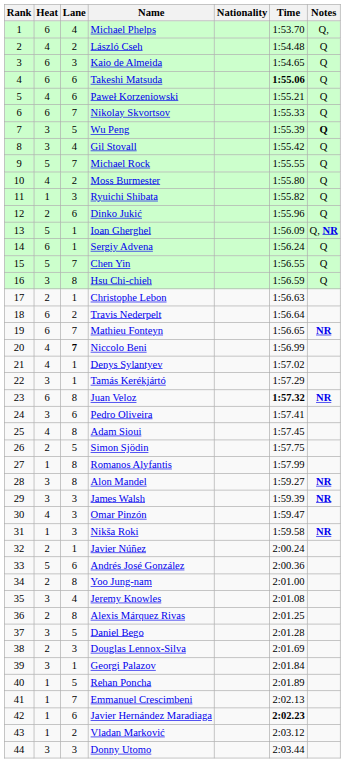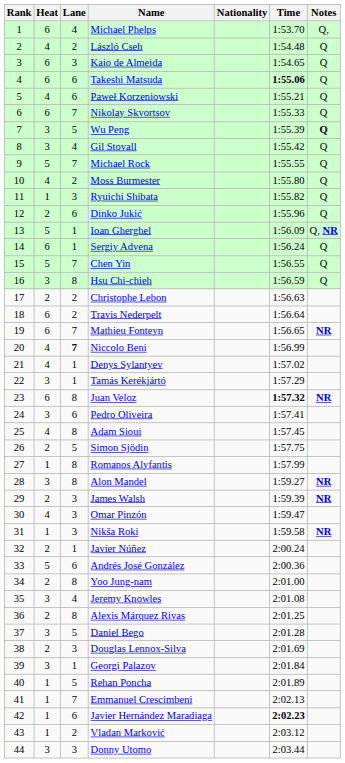(74, 297) 1 -> (74, 297) 2
(47, 498) 3 -> (47, 498) 2
